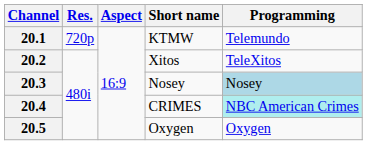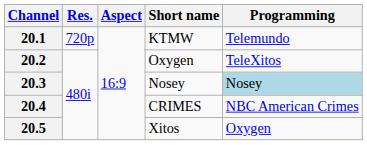(164, 60) Xitos -> (171, 60) Oxygen
(292, 106) paleturquoise background -> (292, 106) no background
(171, 128) Oxygen -> (164, 128) Xitos
